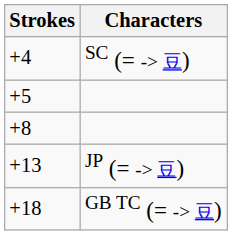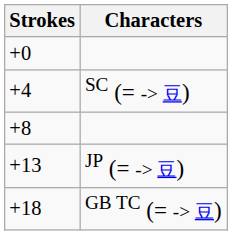+ row: (20, 53)
- row: (20, 95)
